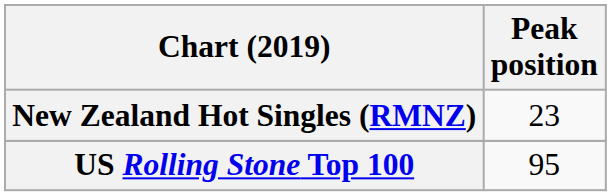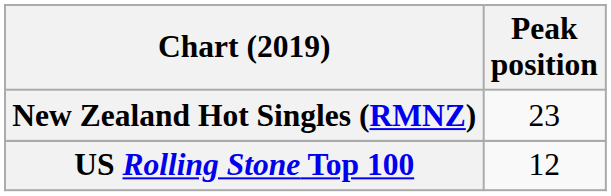(544, 164) 95 -> (544, 164) 12
